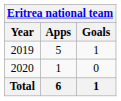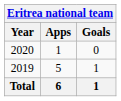rows swapped: (22, 50) <-> (22, 68)
